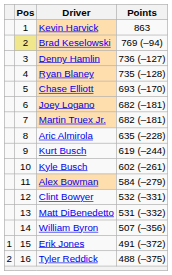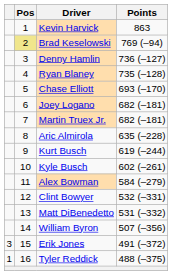(9, 243) 1 -> (9, 243) 3
(9, 259) 2 -> (9, 259) 1
